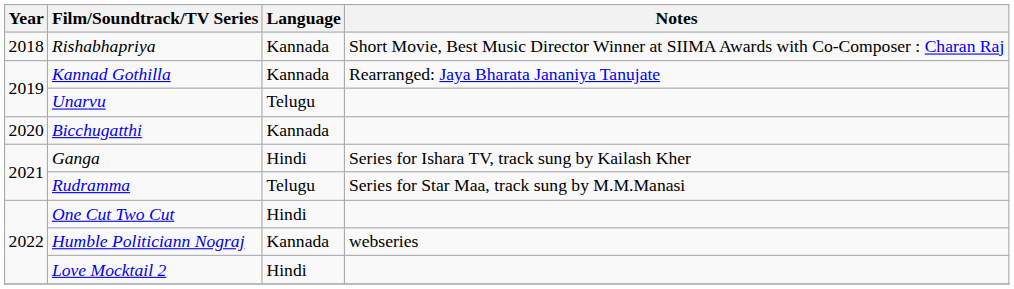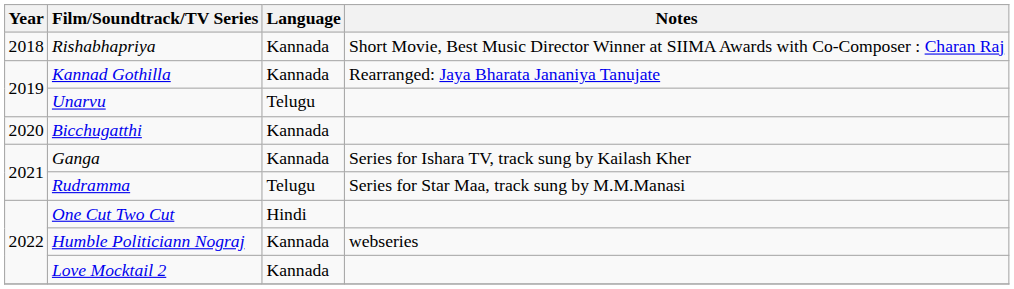(287, 158) Hindi -> (298, 158) Kannada
(287, 269) Hindi -> (298, 269) Kannada
